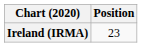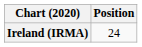(114, 32) 23 -> (114, 32) 24
